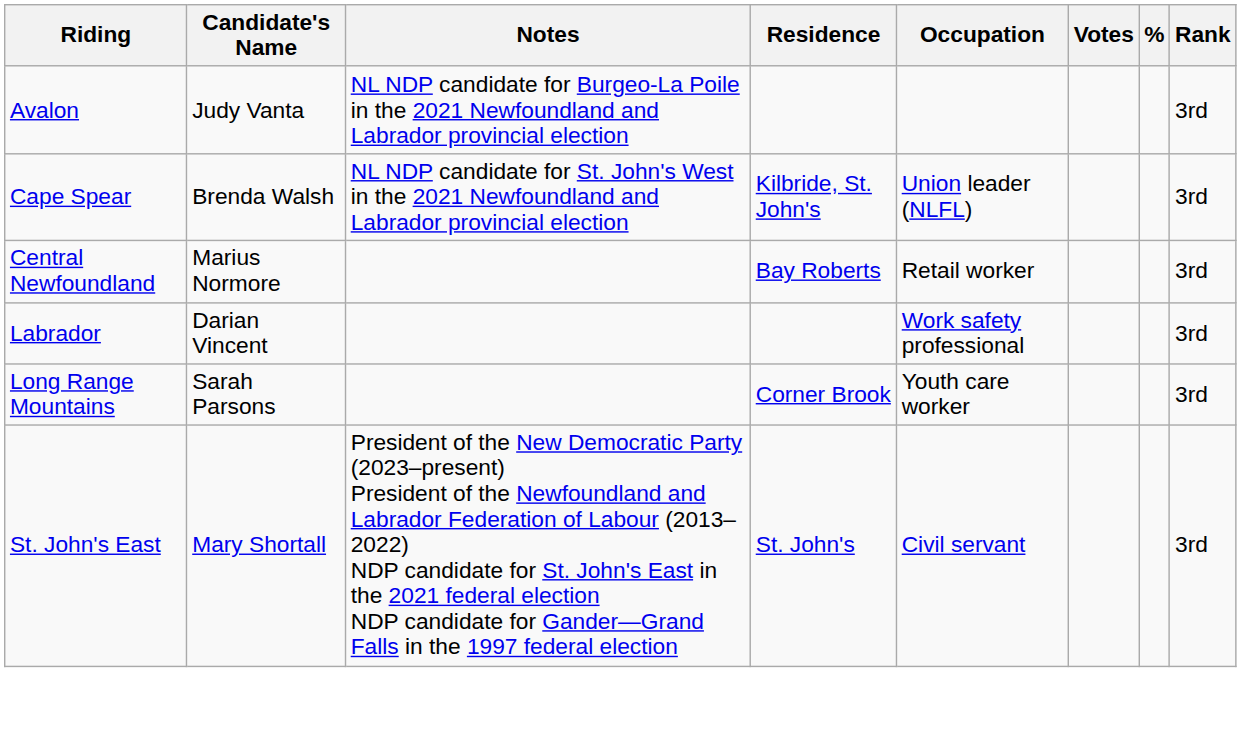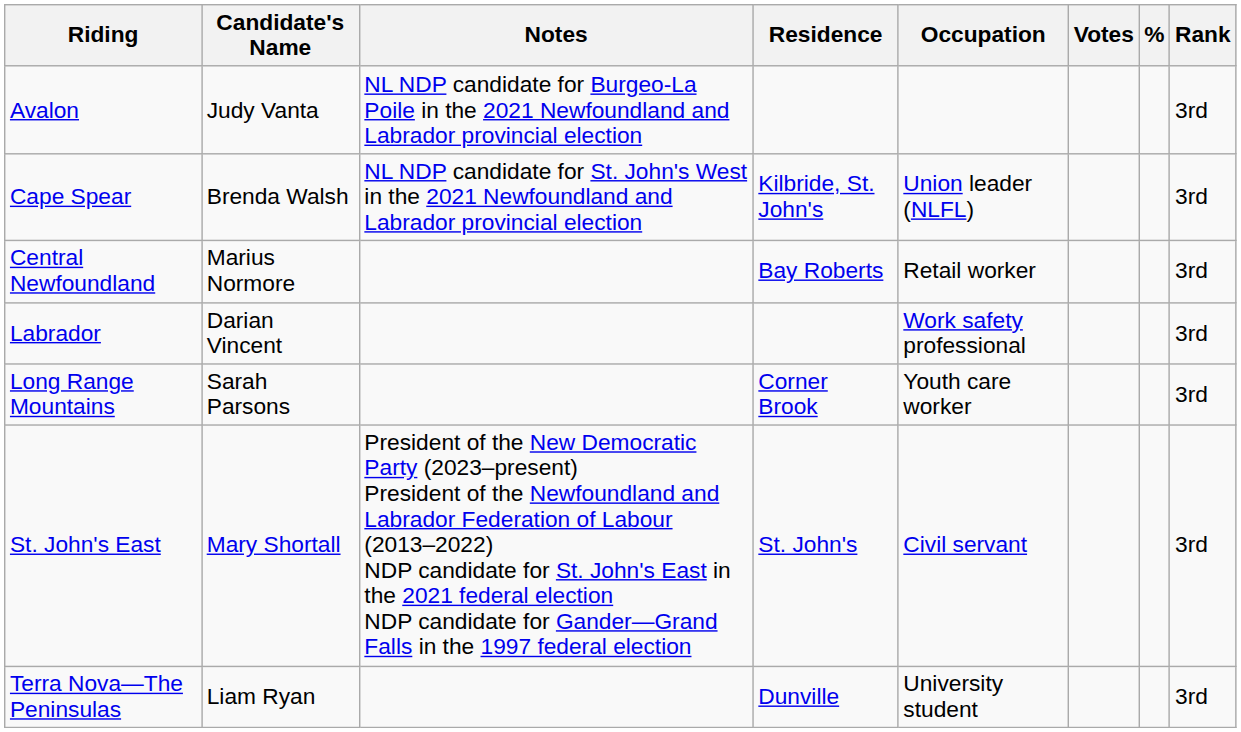+ row: (96, 696)
